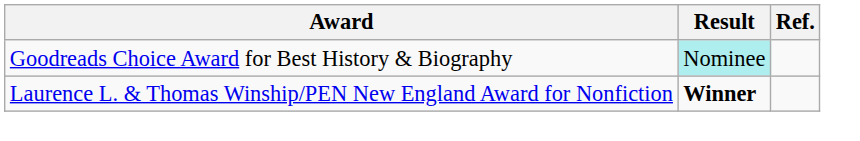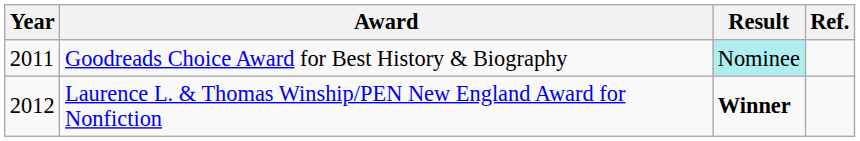+ column: (32, 22)
